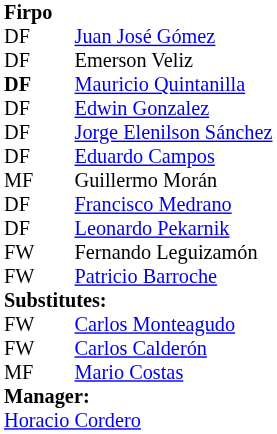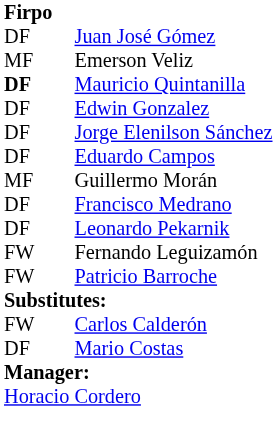(17, 60) DF -> (19, 60) MF
- row: (155, 324)
(19, 372) MF -> (17, 348) DF
